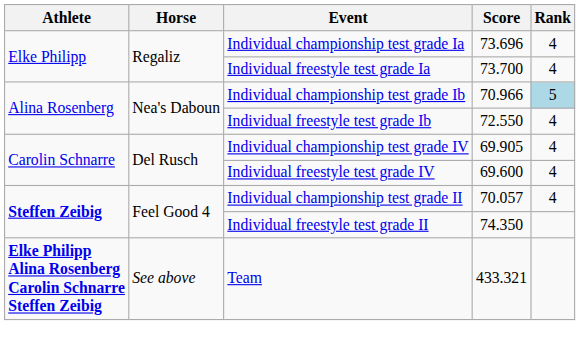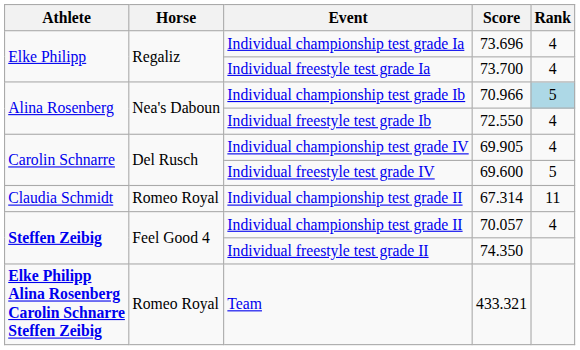(553, 173) 4 -> (553, 173) 5
+ row: (345, 199)
(164, 278) See above -> (176, 304) Romeo Royal
